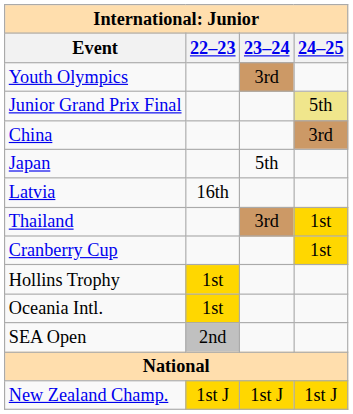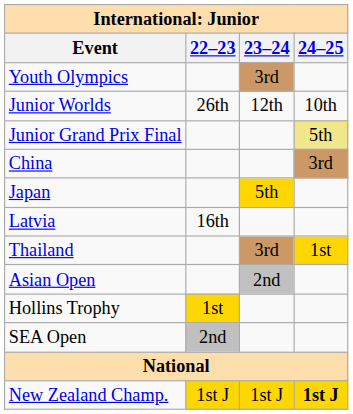+ row: (60, 105)
(267, 163) no background -> (267, 192) gold background
+ row: (52, 279)
- row: (63, 250)
- row: (56, 308)
(321, 395) normal -> (321, 395) bold
